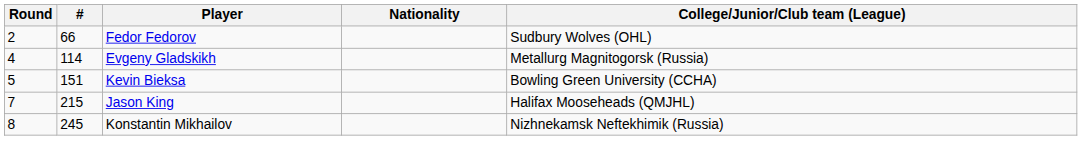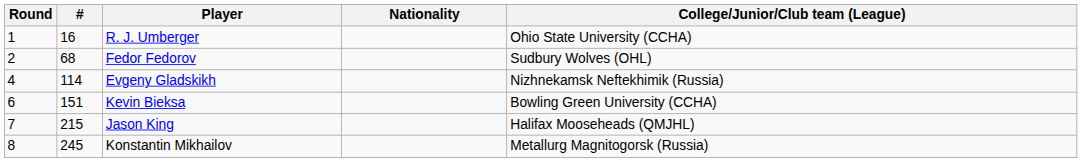+ row: (152, 37)
(68, 37) 66 -> (68, 59) 68
(609, 59) Metallurg Magnitogorsk (Russia) -> (617, 80) Nizhnekamsk Neftekhimik (Russia)
(11, 80) 5 -> (11, 102) 6
(617, 124) Nizhnekamsk Neftekhimik (Russia) -> (609, 146) Metallurg Magnitogorsk (Russia)
